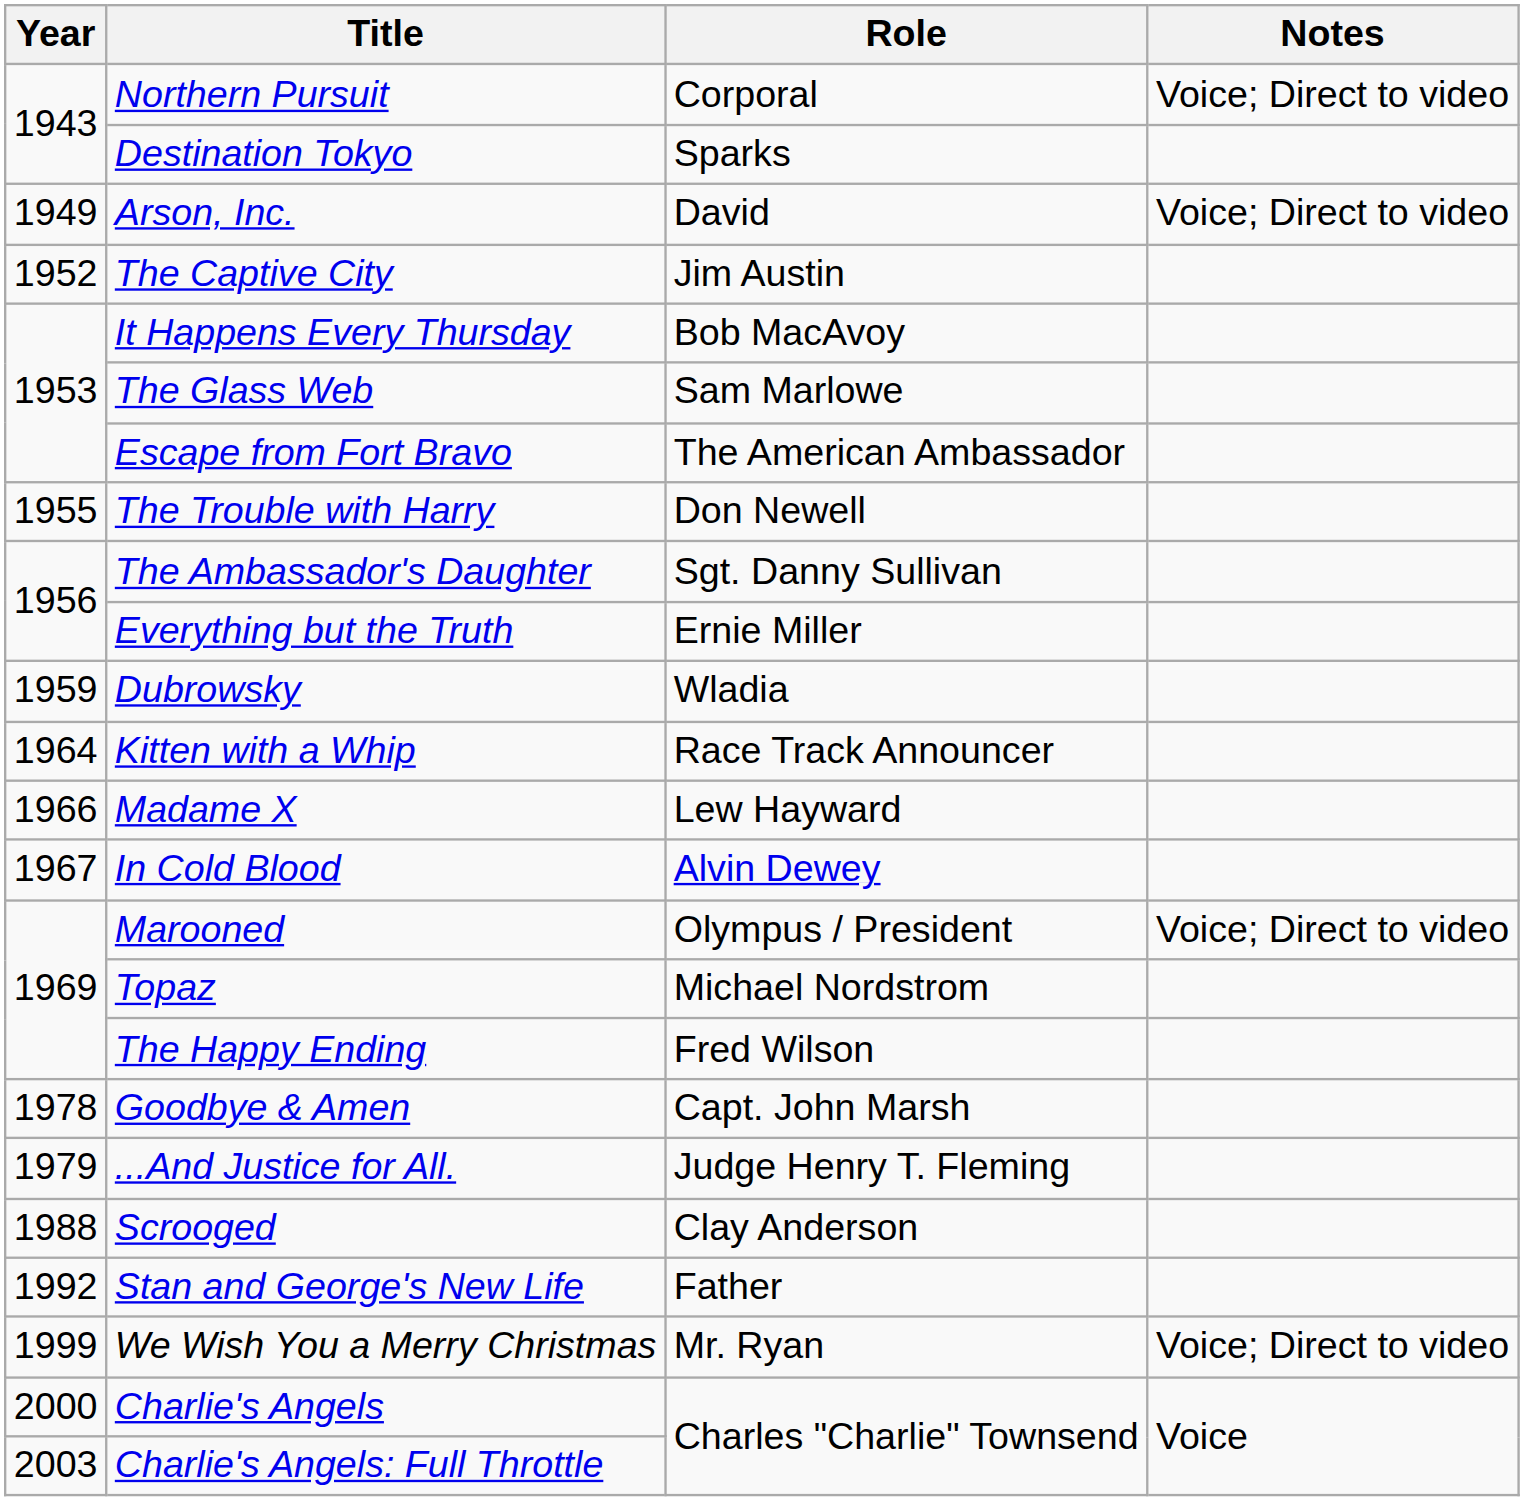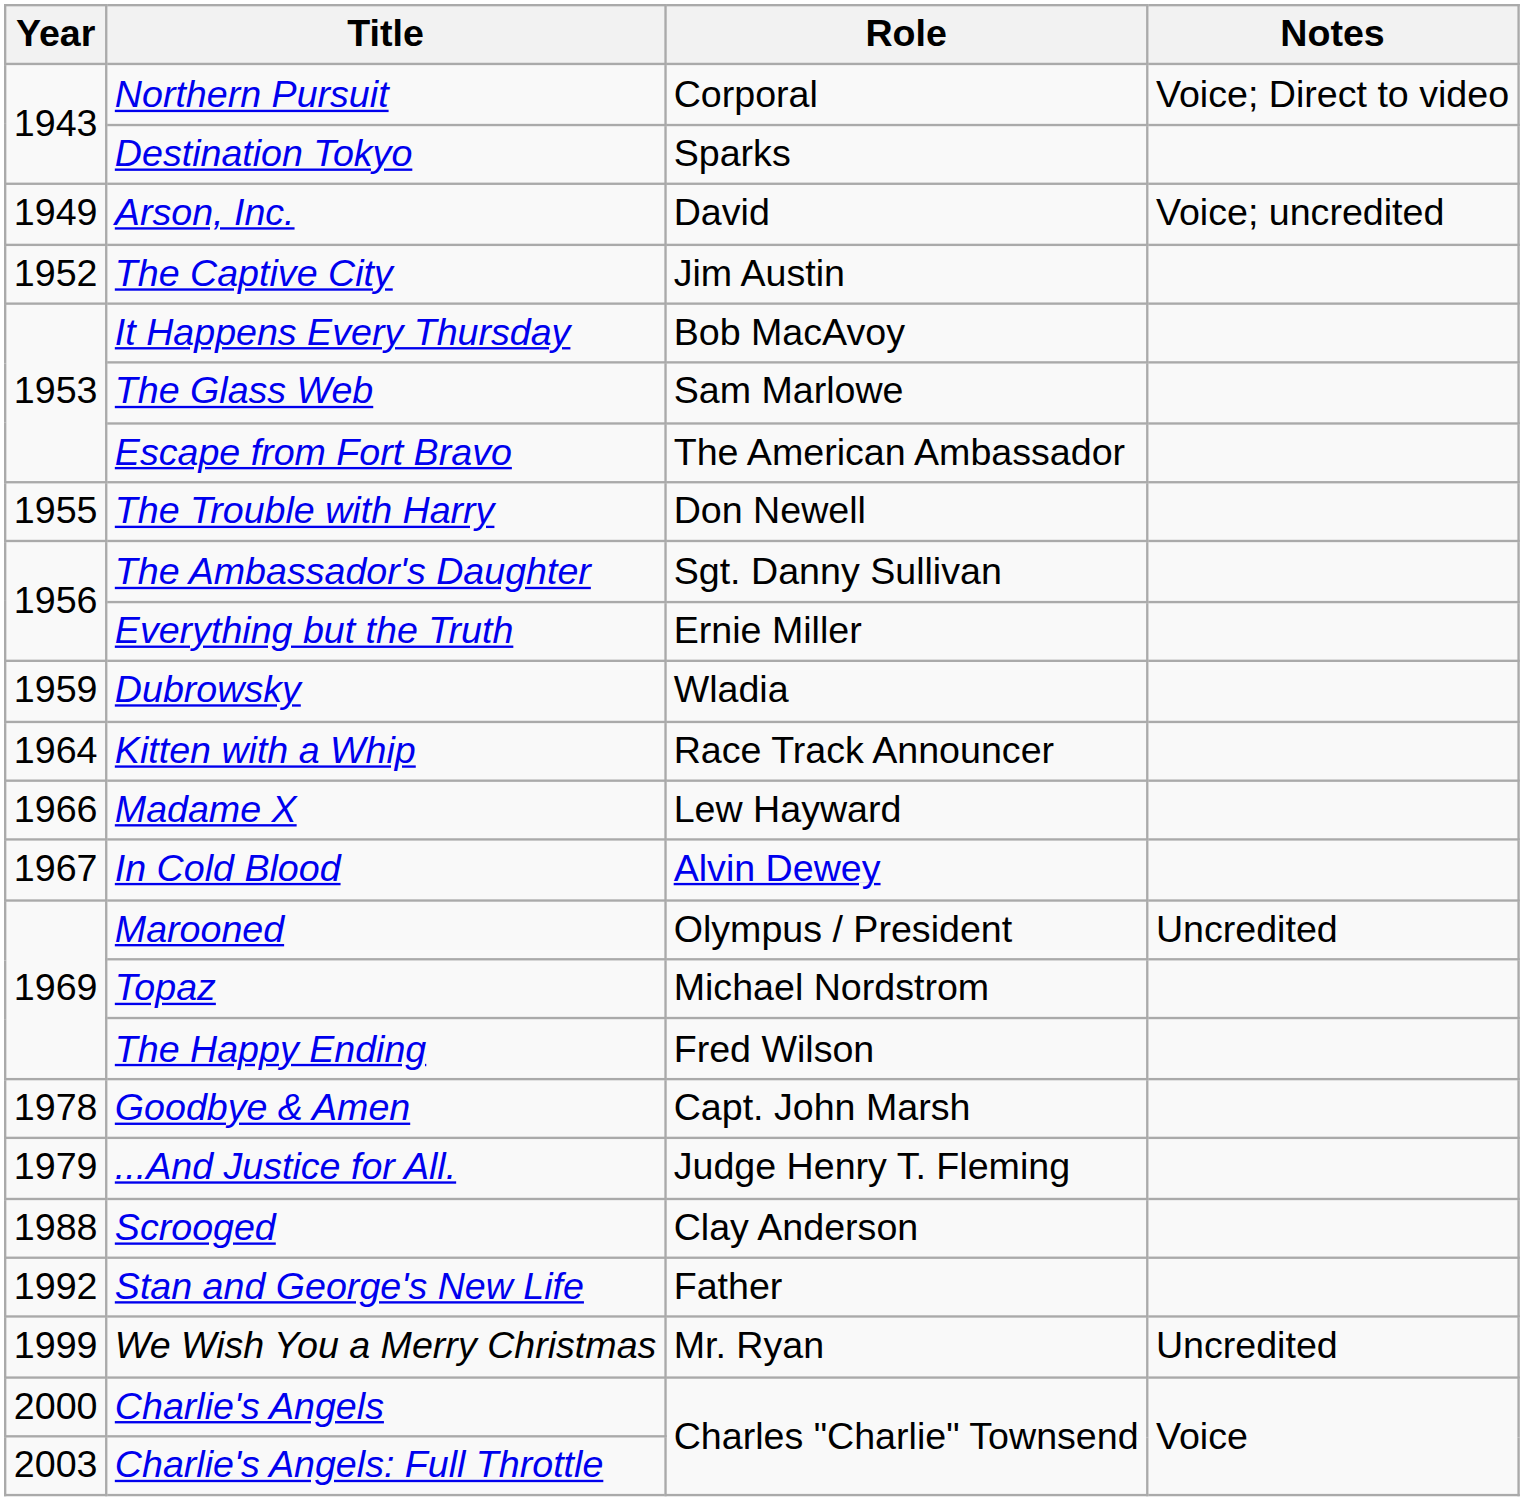(1333, 213) Voice; Direct to video -> (1300, 213) Voice; uncredited
(1333, 928) Voice; Direct to video -> (1247, 928) Uncredited
(1333, 1346) Voice; Direct to video -> (1247, 1346) Uncredited
